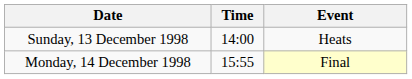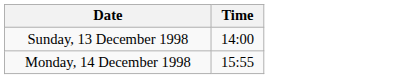- column: (335, 16)
